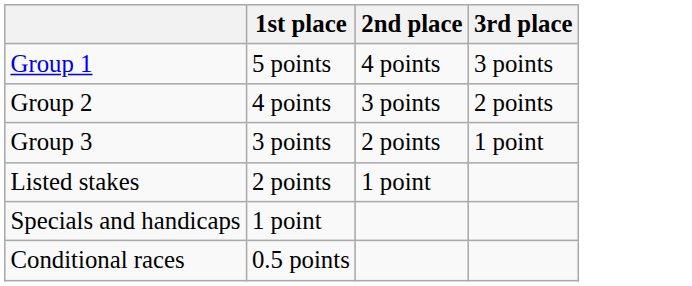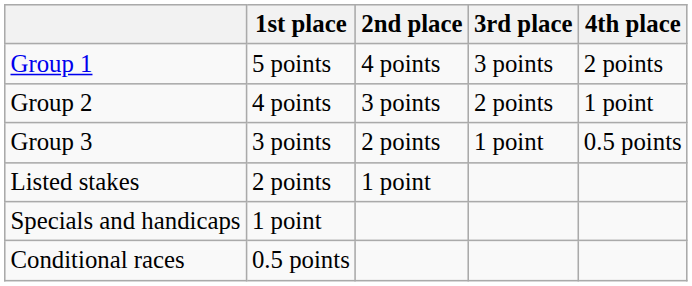+ column: (633, 24)
